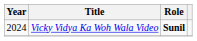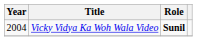(17, 28) 2024 -> (17, 28) 2004
